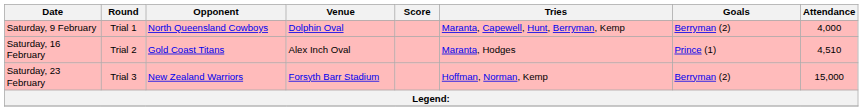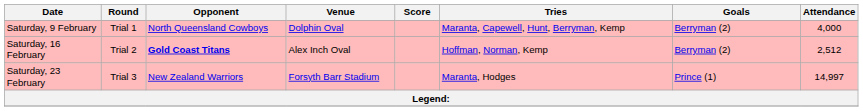(186, 50) normal -> (189, 50) bold
(479, 50) Maranta, Hodges -> (495, 50) Hoffman, Norman, Kemp
(695, 50) Prince (1) -> (702, 50) Berryman (2)
(829, 50) 4,510 -> (829, 50) 2,512
(495, 77) Hoffman, Norman, Kemp -> (479, 77) Maranta, Hodges
(702, 77) Berryman (2) -> (695, 77) Prince (1)
(829, 77) 15,000 -> (829, 77) 14,997
